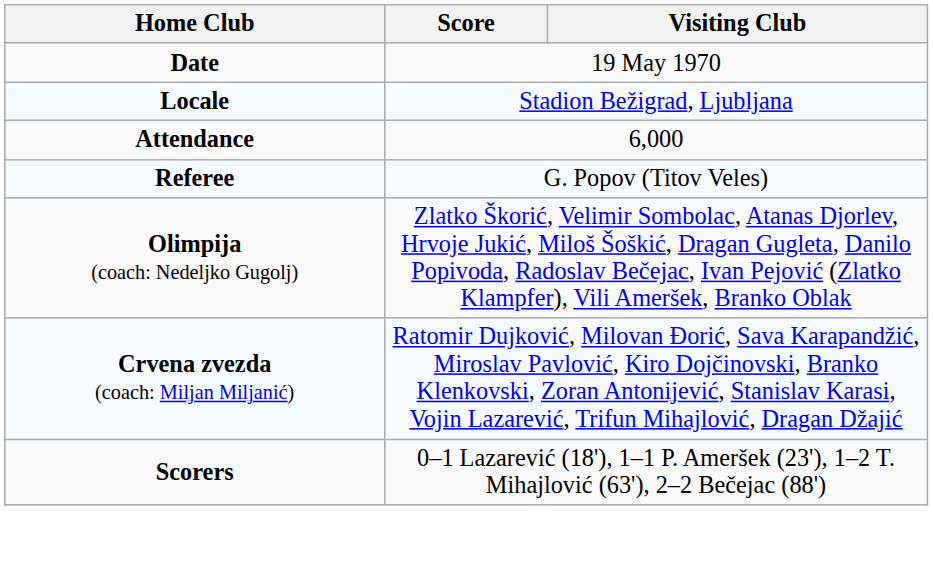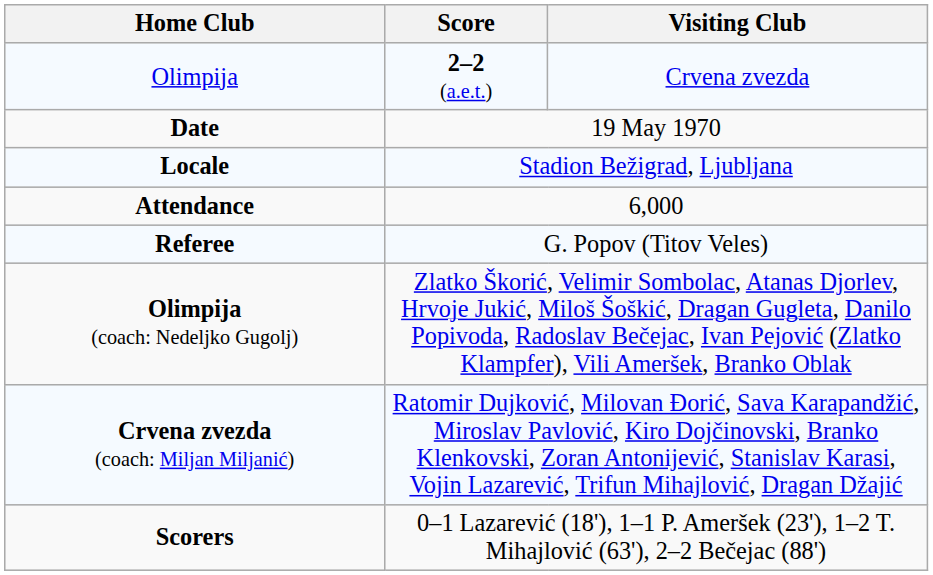+ row: (195, 76)
